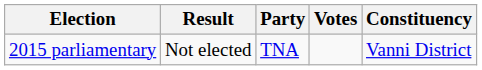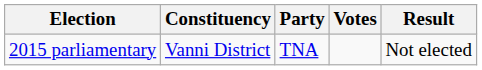columns swapped: (419, 19) <-> (208, 19)
